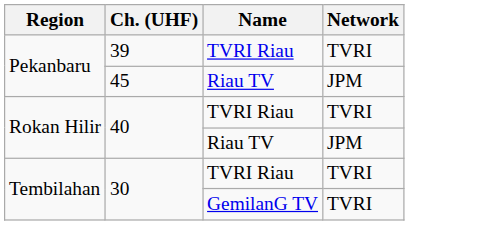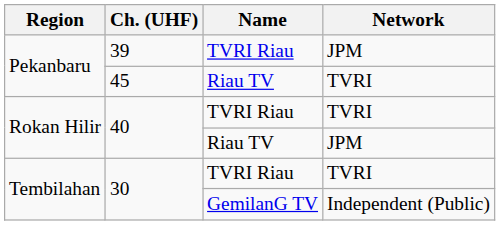(350, 50) TVRI -> (345, 50) JPM
(345, 81) JPM -> (350, 81) TVRI
(350, 204) TVRI -> (408, 204) Independent (Public)
